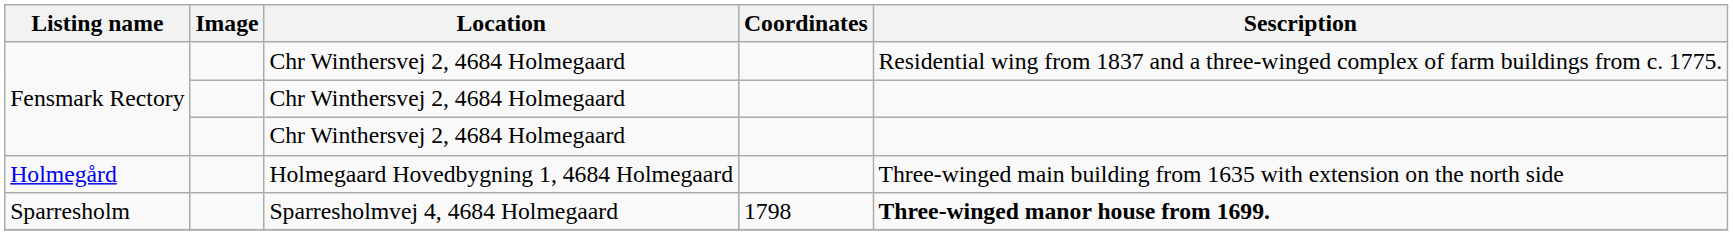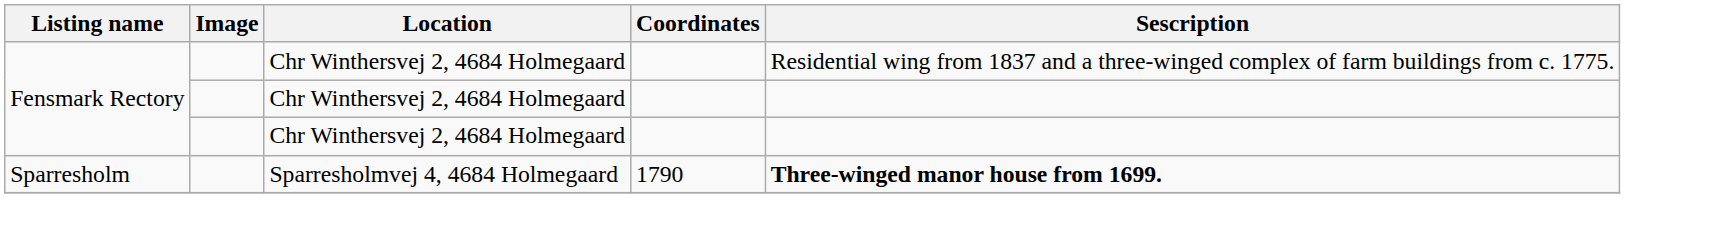- row: (63, 173)
(768, 211) 1798 -> (660, 173) 1790
